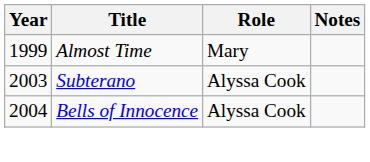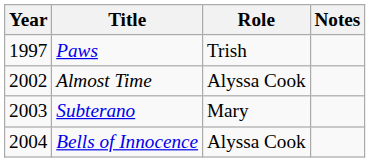+ row: (77, 50)
(28, 50) 1999 -> (28, 80) 2002
(228, 50) Mary -> (256, 80) Alyssa Cook
(256, 80) Alyssa Cook -> (228, 111) Mary
